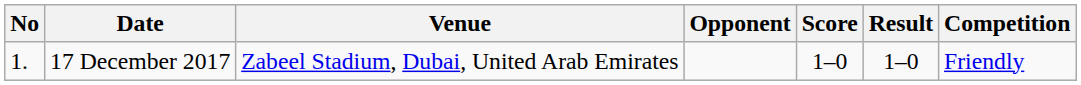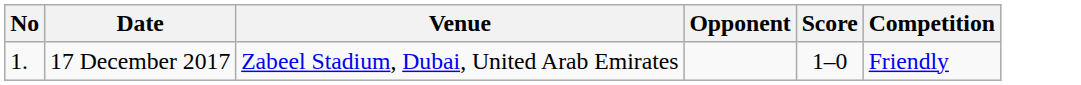- column: (901, 23)
